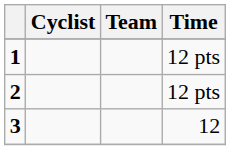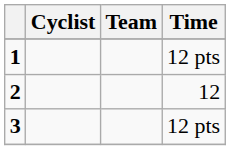(194, 91) 12 pts -> (209, 91) 12
(209, 126) 12 -> (194, 126) 12 pts
